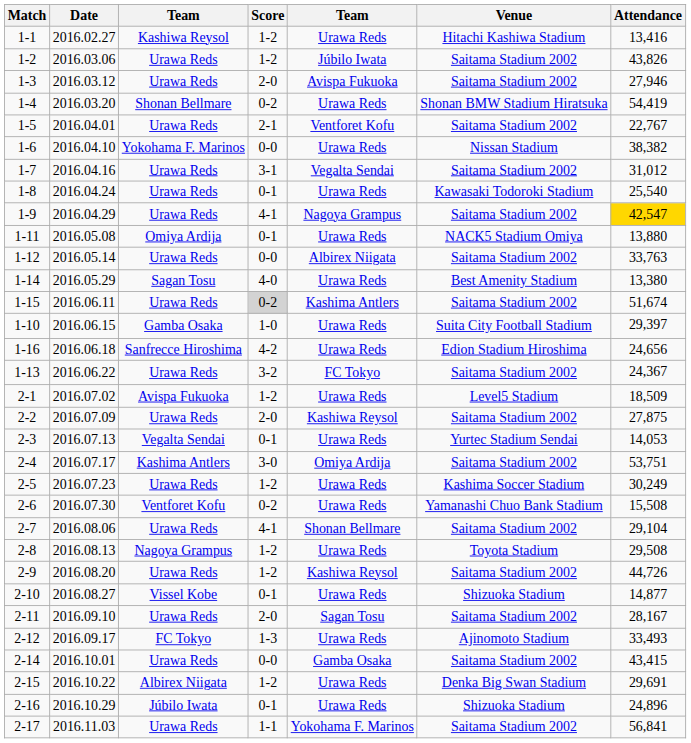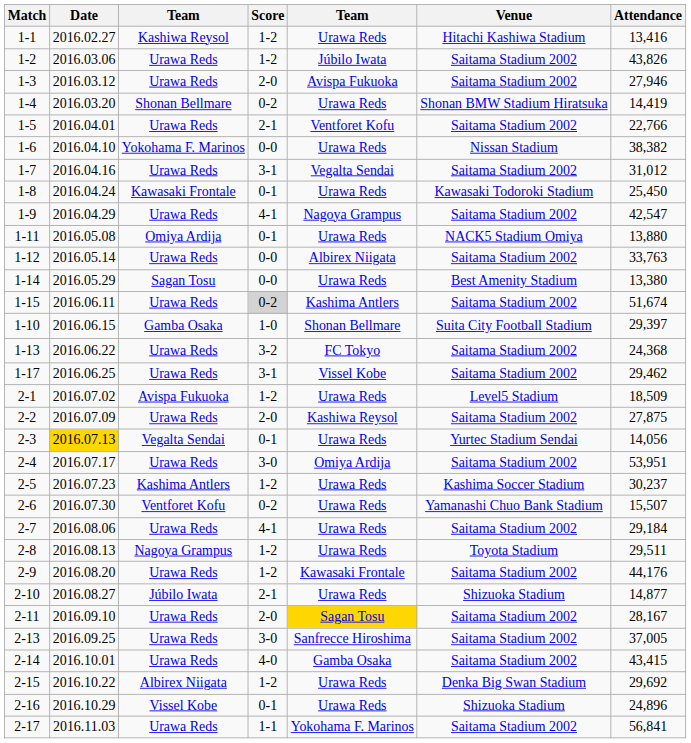(648, 103) 54,419 -> (648, 103) 14,419
(648, 125) 22,767 -> (648, 125) 22,766
(183, 192) Urawa Reds -> (183, 192) Kawasaki Frontale
(648, 192) 25,540 -> (648, 192) 25,450
(648, 214) gold background -> (648, 214) no background
(268, 280) 4-0 -> (268, 280) 0-0
(352, 325) Urawa Reds -> (352, 325) Shonan Bellmare
- row: (27, 349)
(655, 372) 24,367 -> (655, 350) 24,368
+ row: (27, 373)
(84, 440) no background -> (84, 440) gold background
(648, 440) 14,053 -> (648, 440) 14,056
(183, 462) Kashima Antlers -> (183, 462) Urawa Reds
(648, 462) 53,751 -> (648, 462) 53,951
(183, 484) Urawa Reds -> (183, 484) Kashima Antlers
(648, 484) 30,249 -> (648, 484) 30,237
(648, 506) 15,508 -> (648, 506) 15,507
(352, 528) Shonan Bellmare -> (352, 528) Urawa Reds
(648, 528) 29,104 -> (648, 528) 29,184
(648, 550) 29,508 -> (648, 550) 29,511
(352, 572) Kashiwa Reysol -> (352, 572) Kawasaki Frontale
(648, 572) 44,726 -> (648, 572) 44,176
(183, 594) Vissel Kobe -> (183, 594) Júbilo Iwata
(268, 594) 0-1 -> (268, 594) 2-1
(352, 616) no background -> (352, 616) gold background
- row: (27, 638)
+ row: (27, 638)
(268, 660) 0-0 -> (268, 660) 4-0
(648, 683) 29,691 -> (648, 683) 29,692
(183, 705) Júbilo Iwata -> (183, 705) Vissel Kobe
